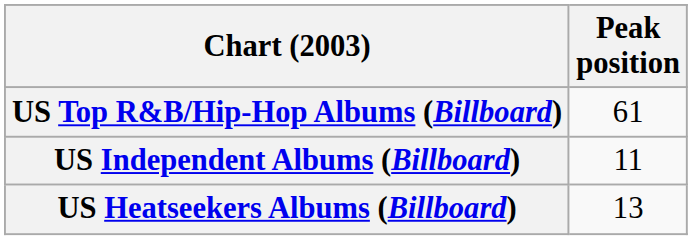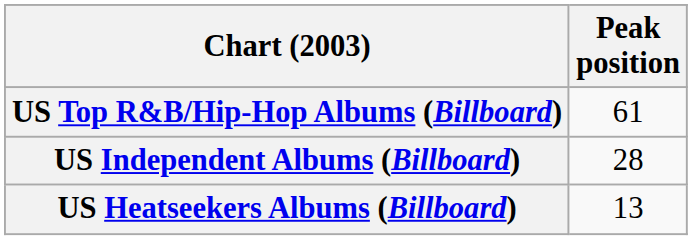(628, 160) 11 -> (628, 160) 28
